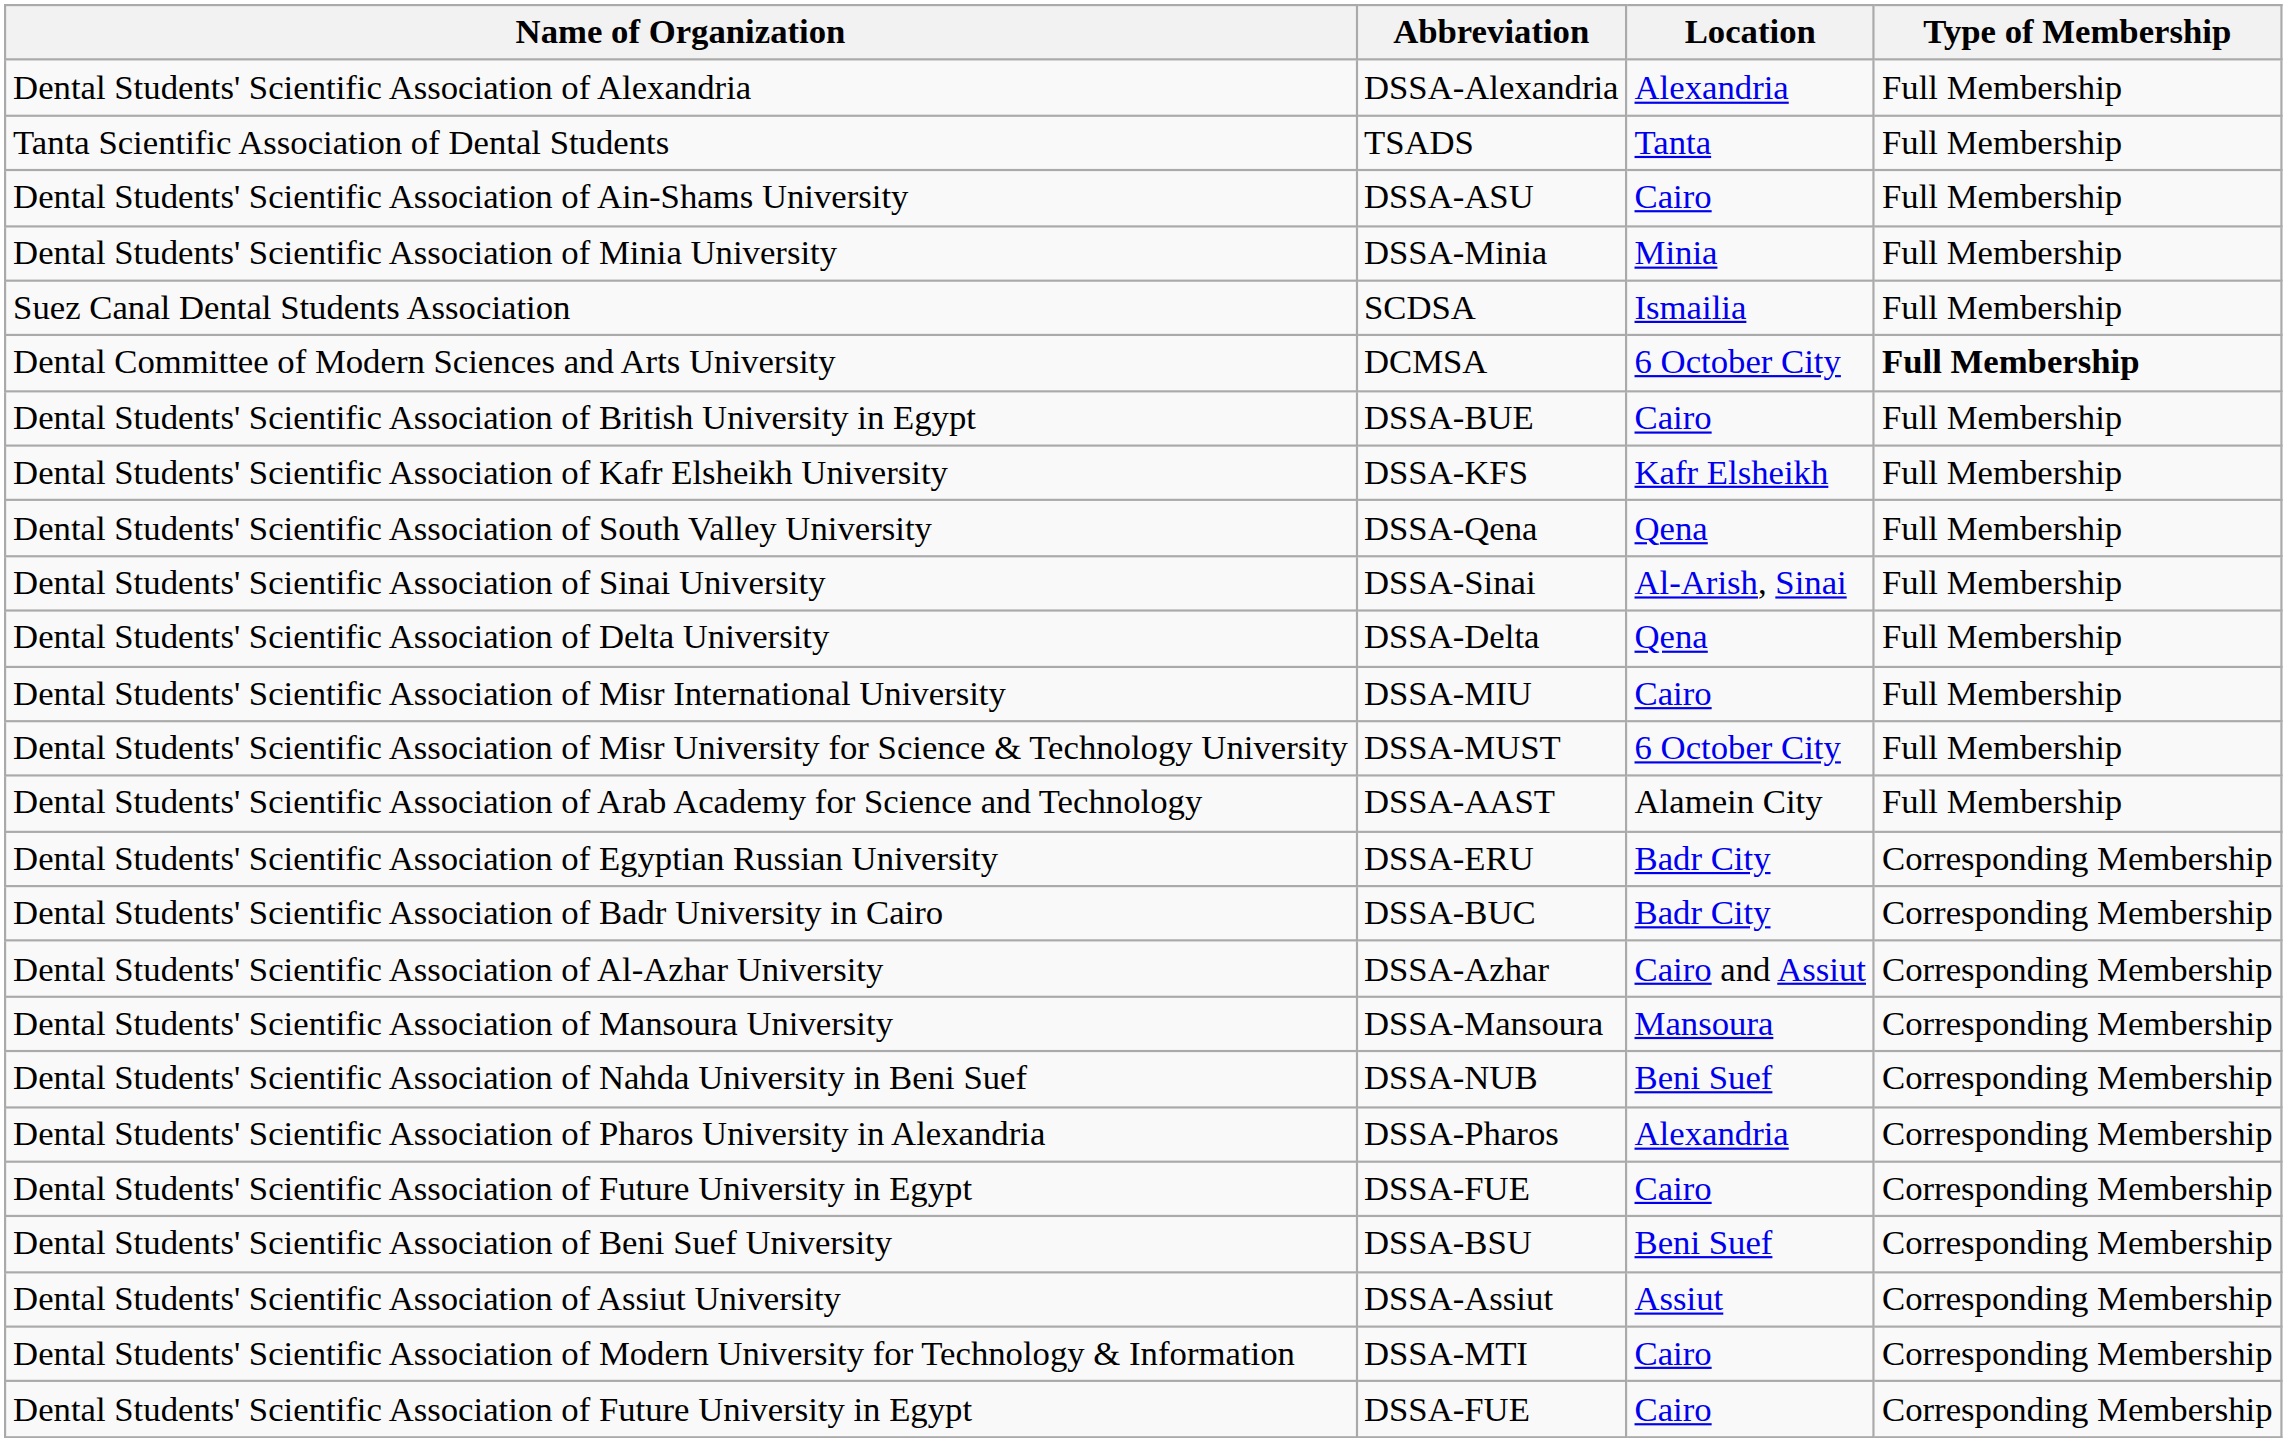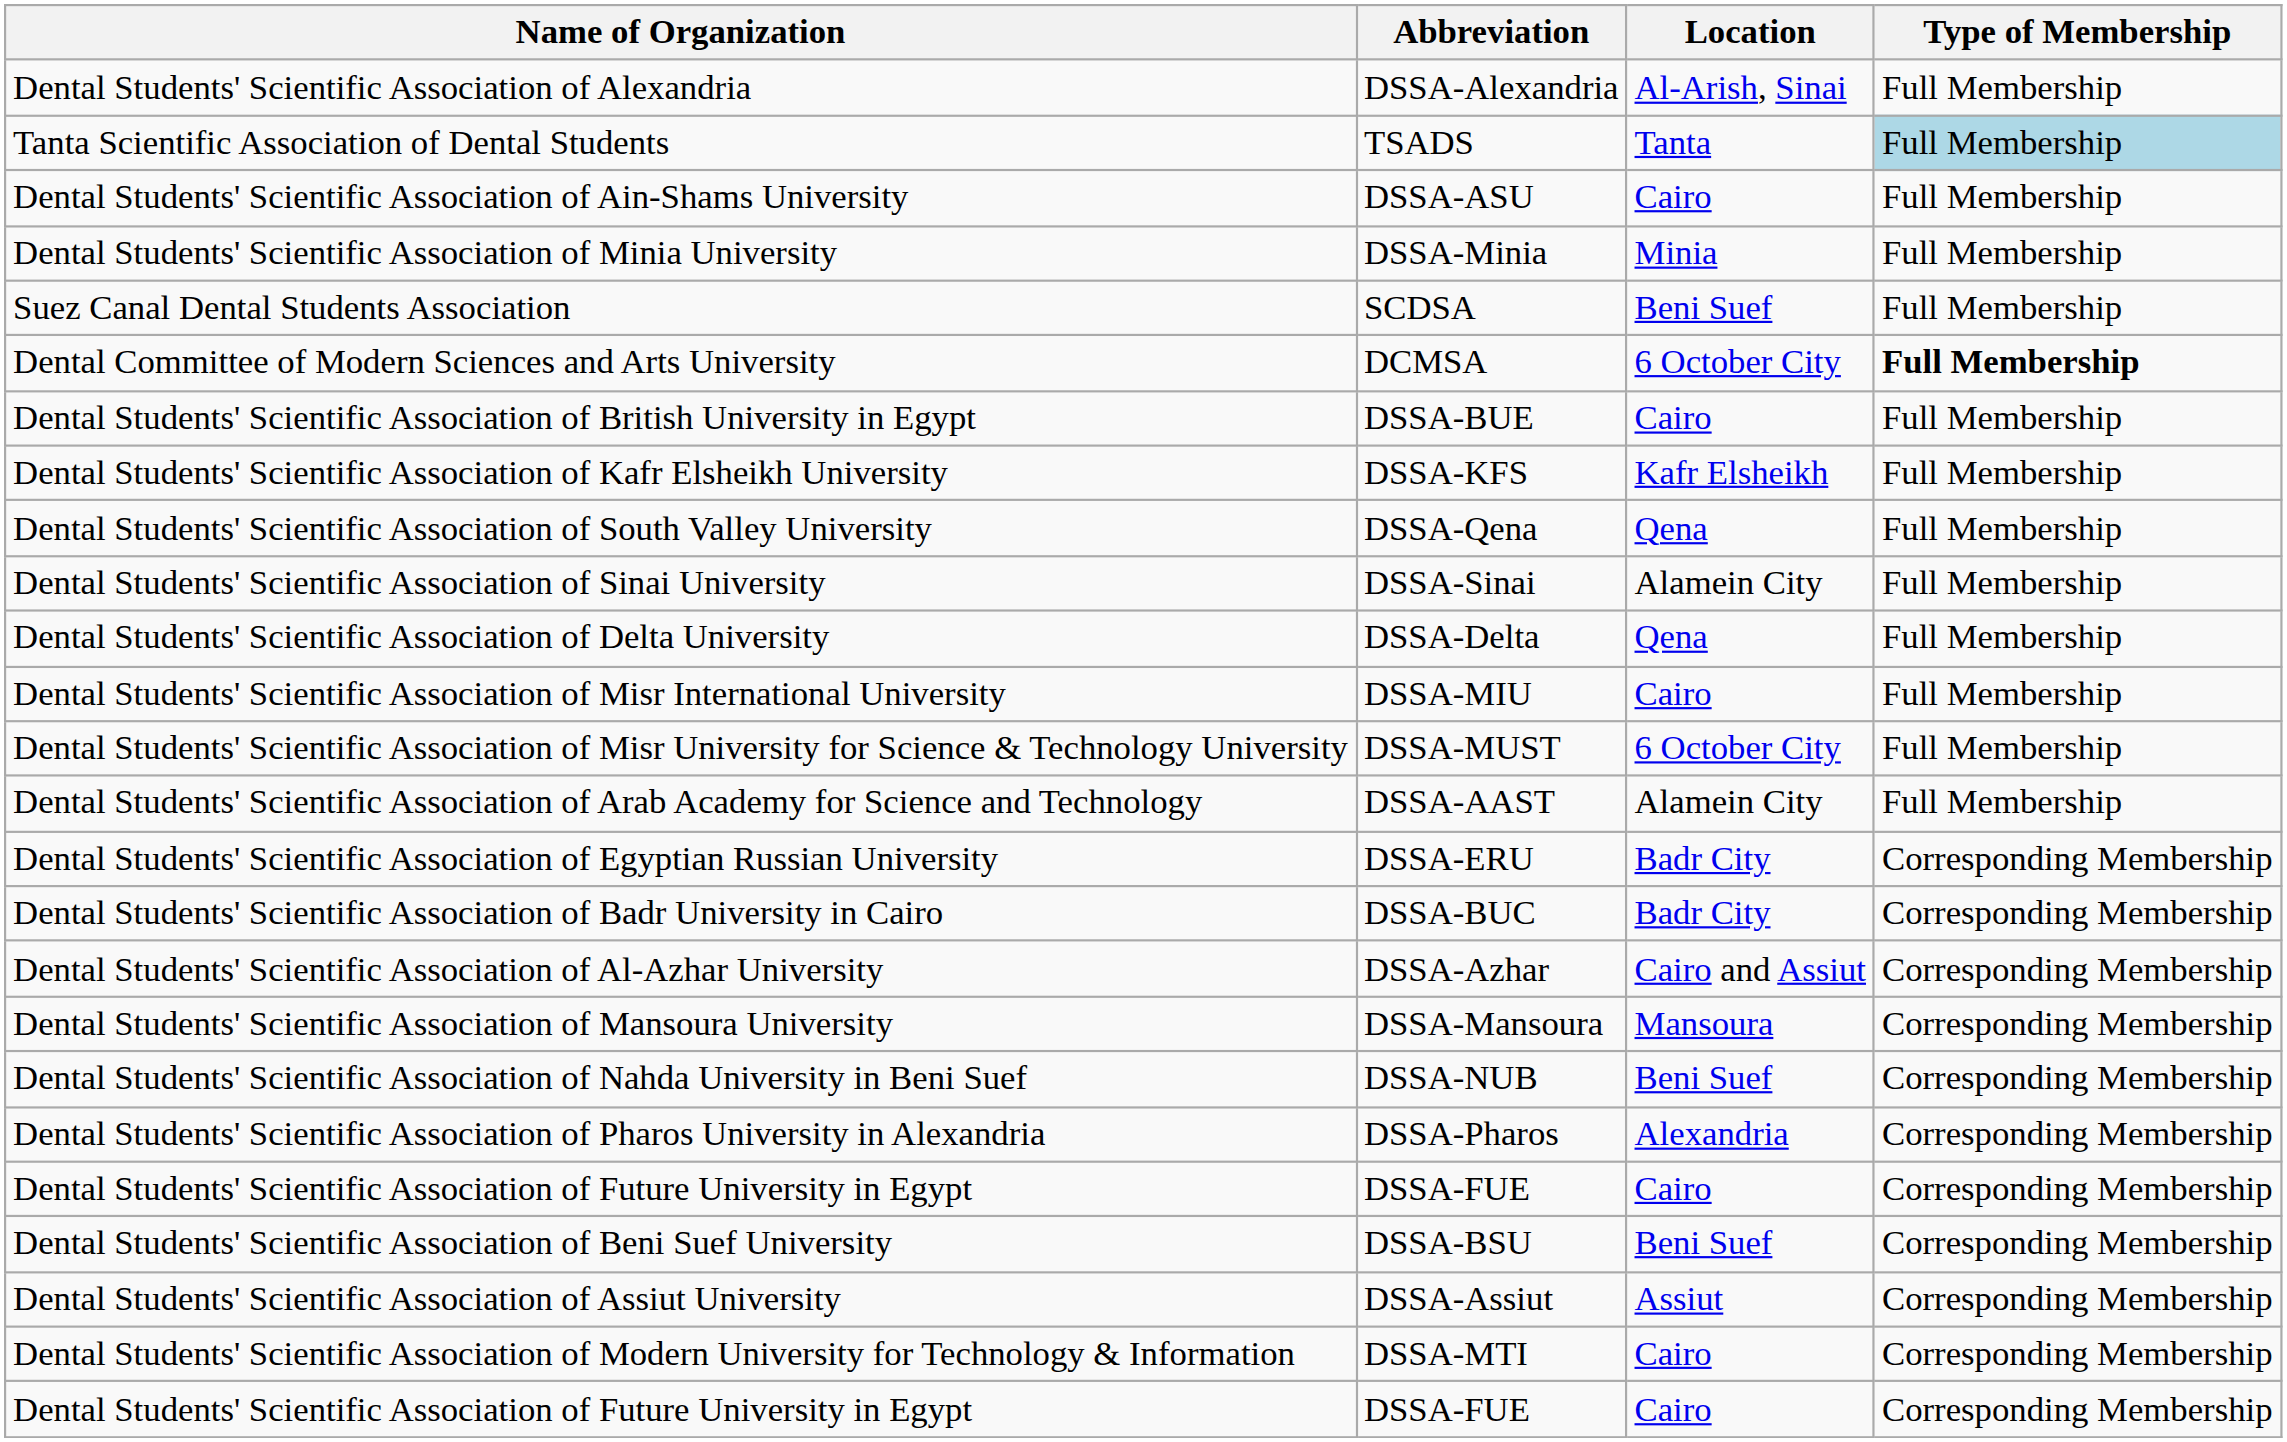(1712, 87) Alexandria -> (1741, 87) Al-Arish, Sinai
(2002, 142) no background -> (2002, 142) lightblue background
(1690, 307) Ismailia -> (1703, 307) Beni Suef
(1741, 582) Al-Arish, Sinai -> (1729, 582) Alamein City
